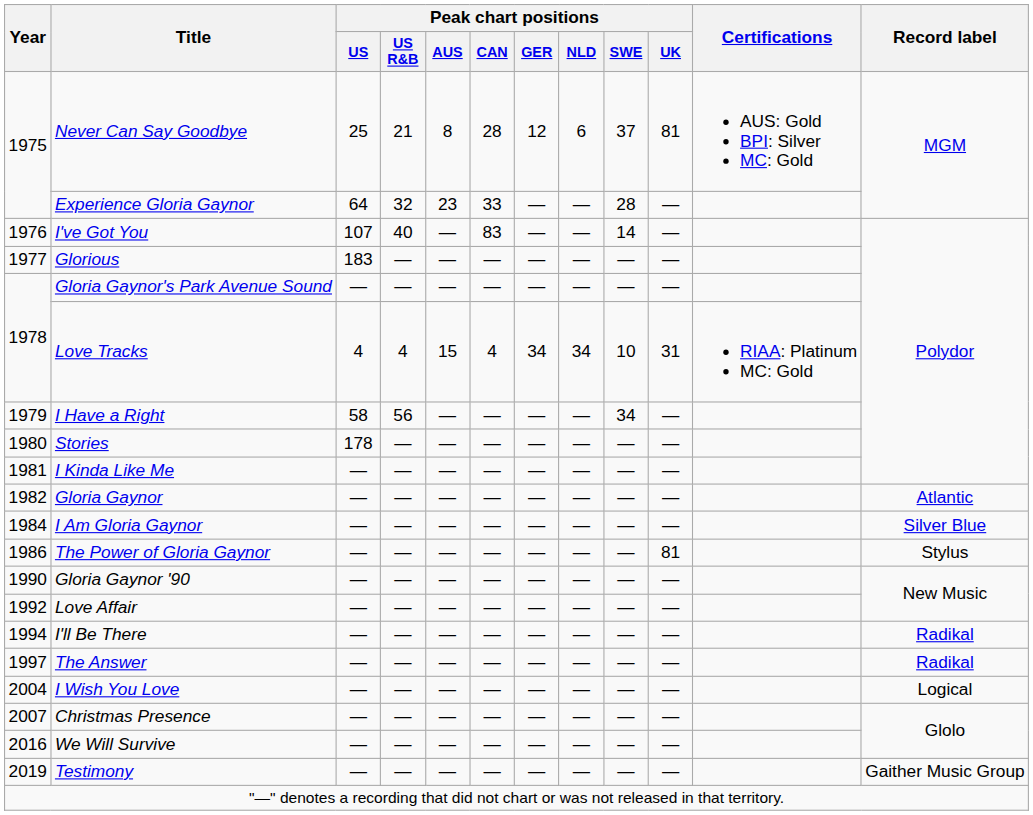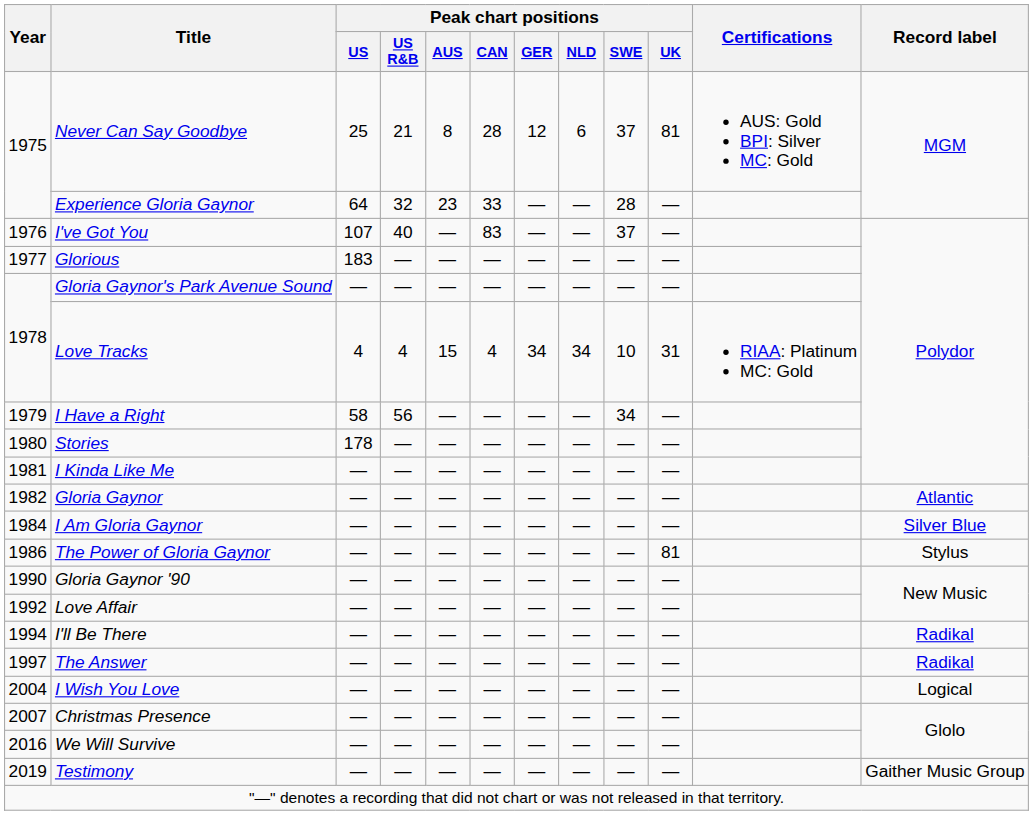(626, 232) 14 -> (626, 232) 37
